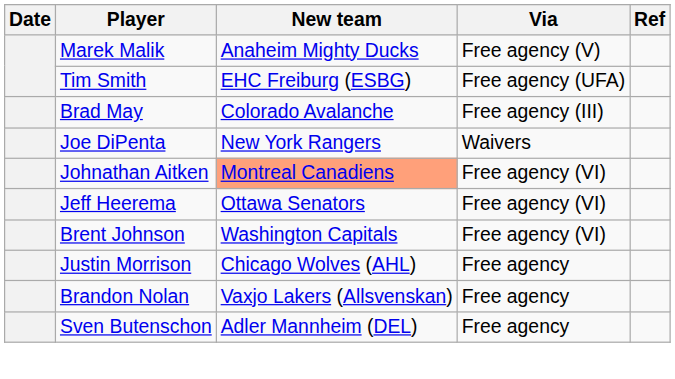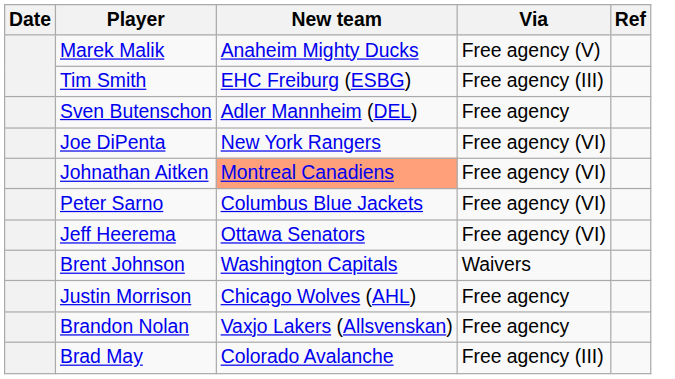(543, 81) Free agency (UFA) -> (533, 81) Free agency (III)
rows swapped: (101, 111) <-> (136, 326)
(496, 142) Waivers -> (534, 142) Free agency (VI)
+ row: (112, 204)
(534, 234) Free agency (VI) -> (496, 265) Waivers
